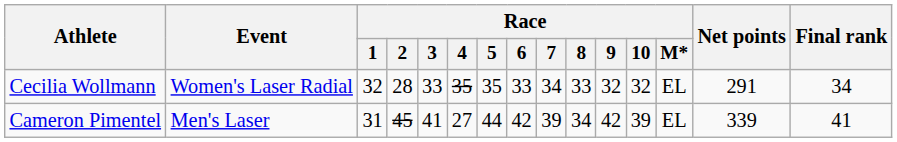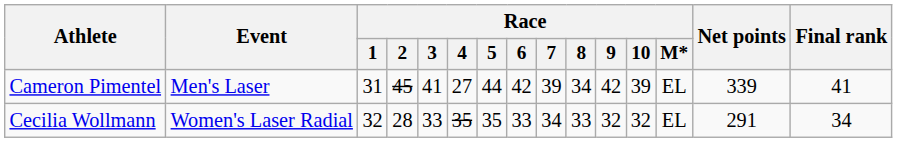rows swapped: (85, 120) <-> (83, 86)
